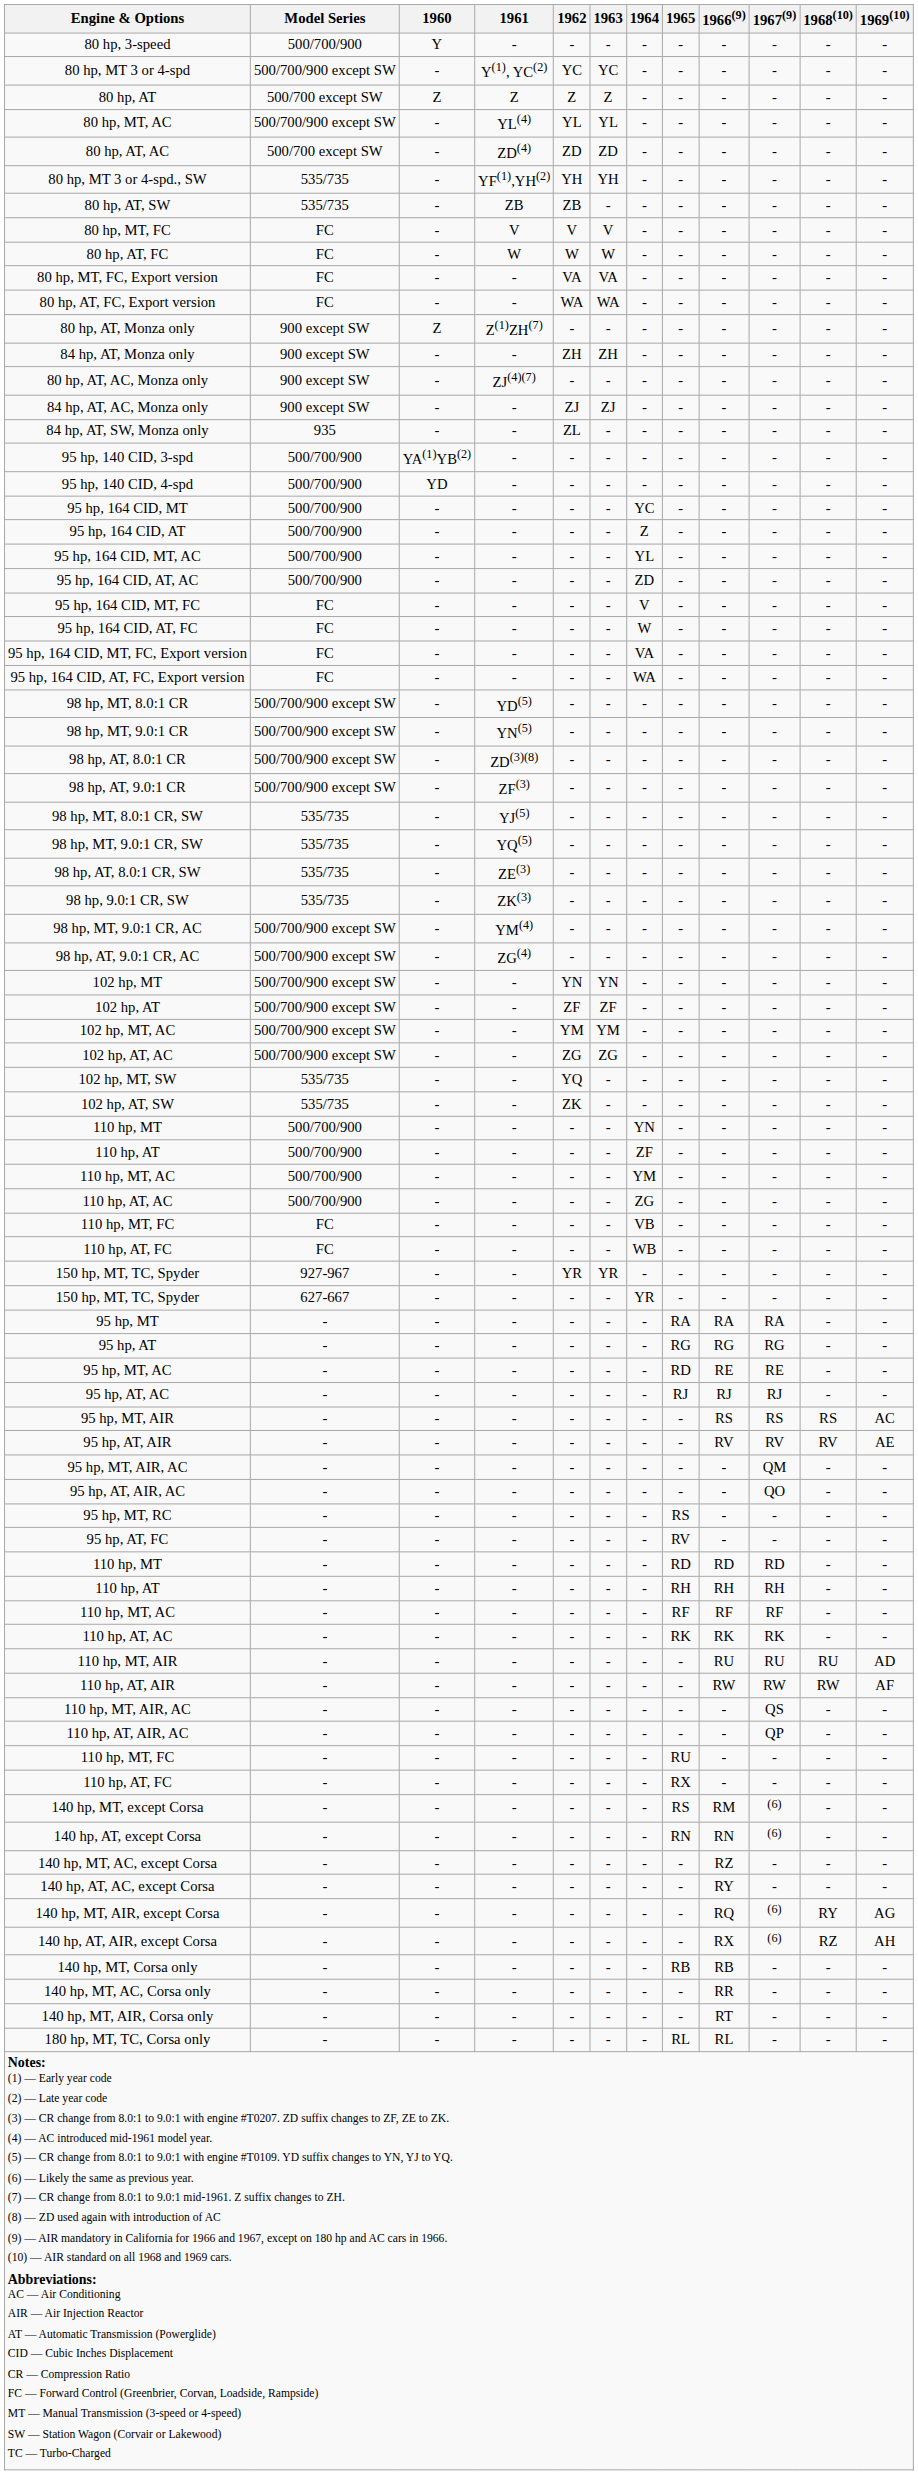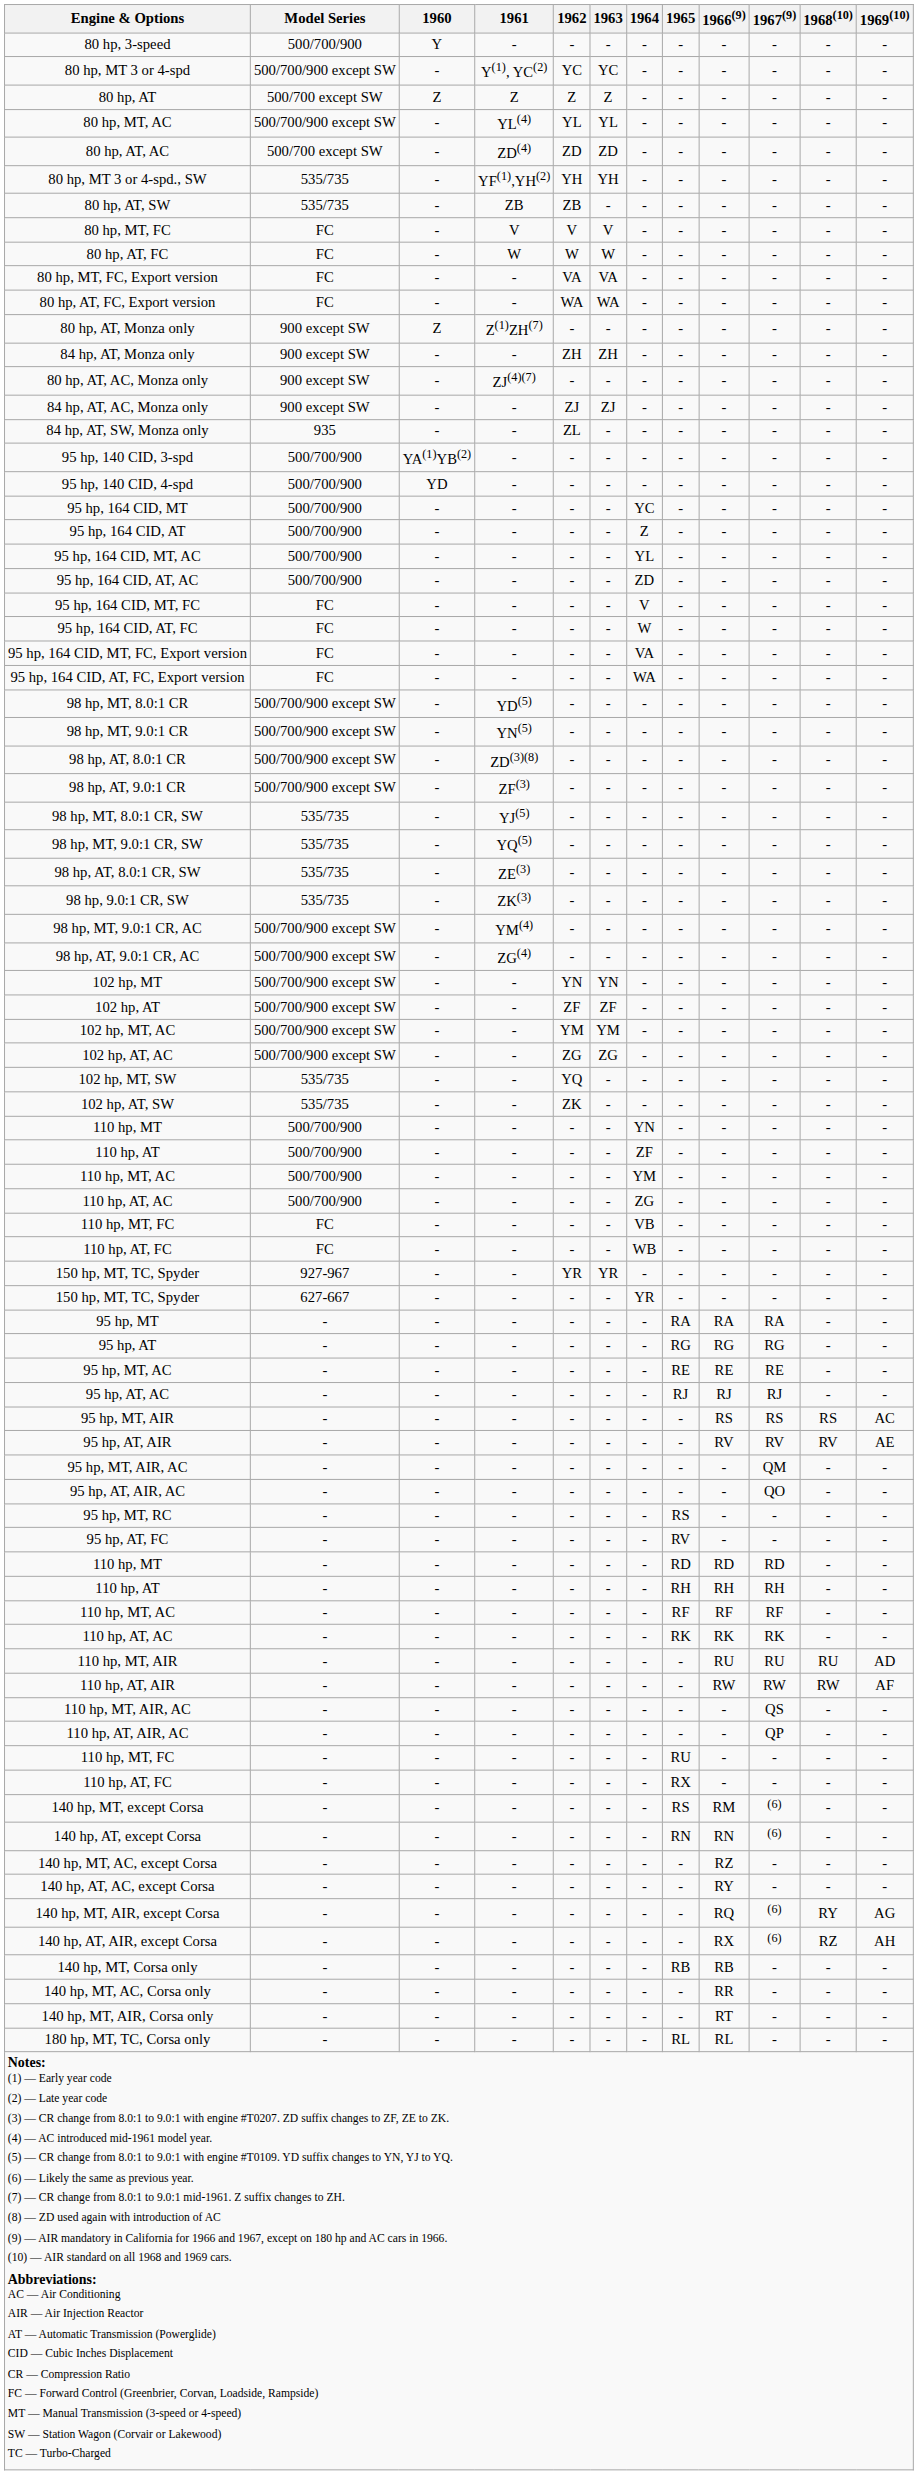(681, 1370) RD -> (681, 1370) RE
